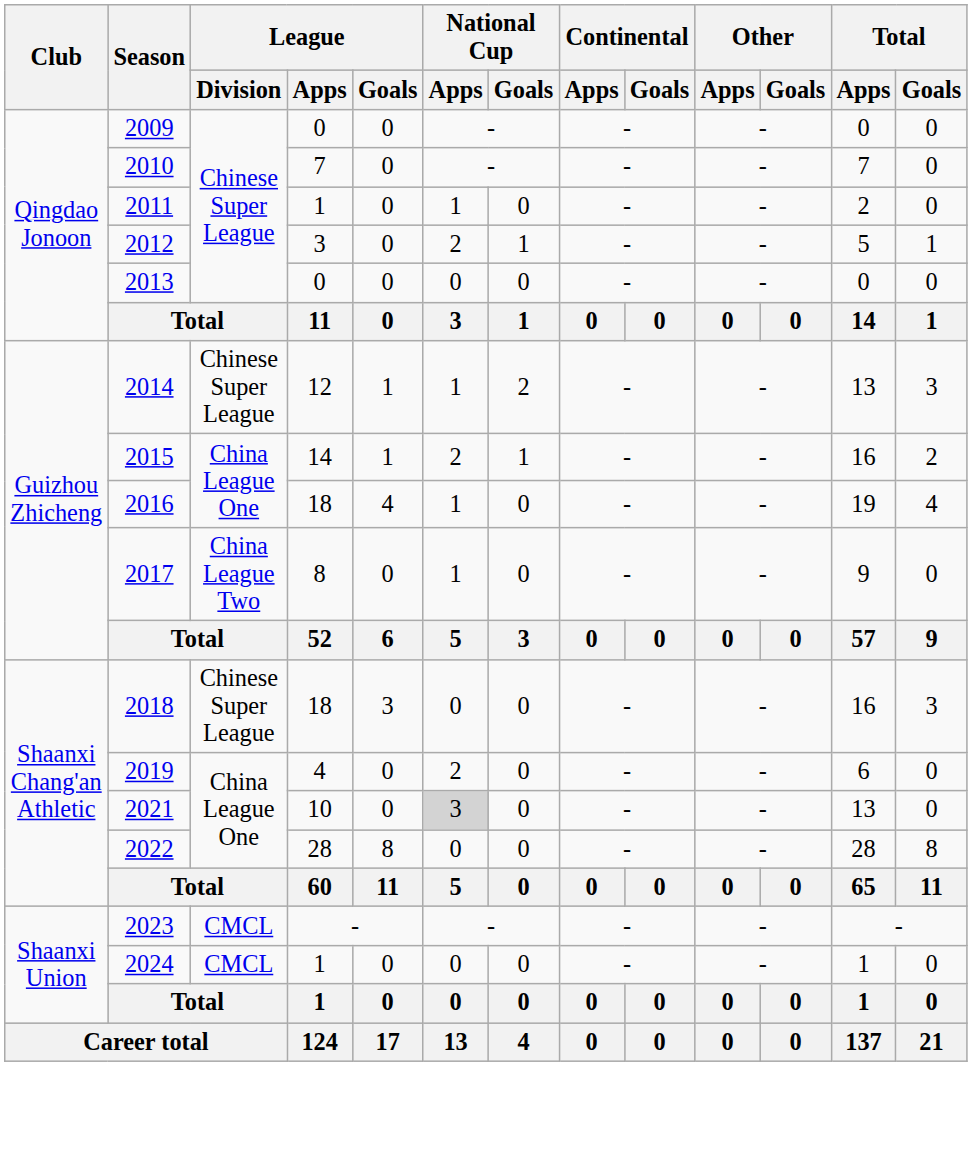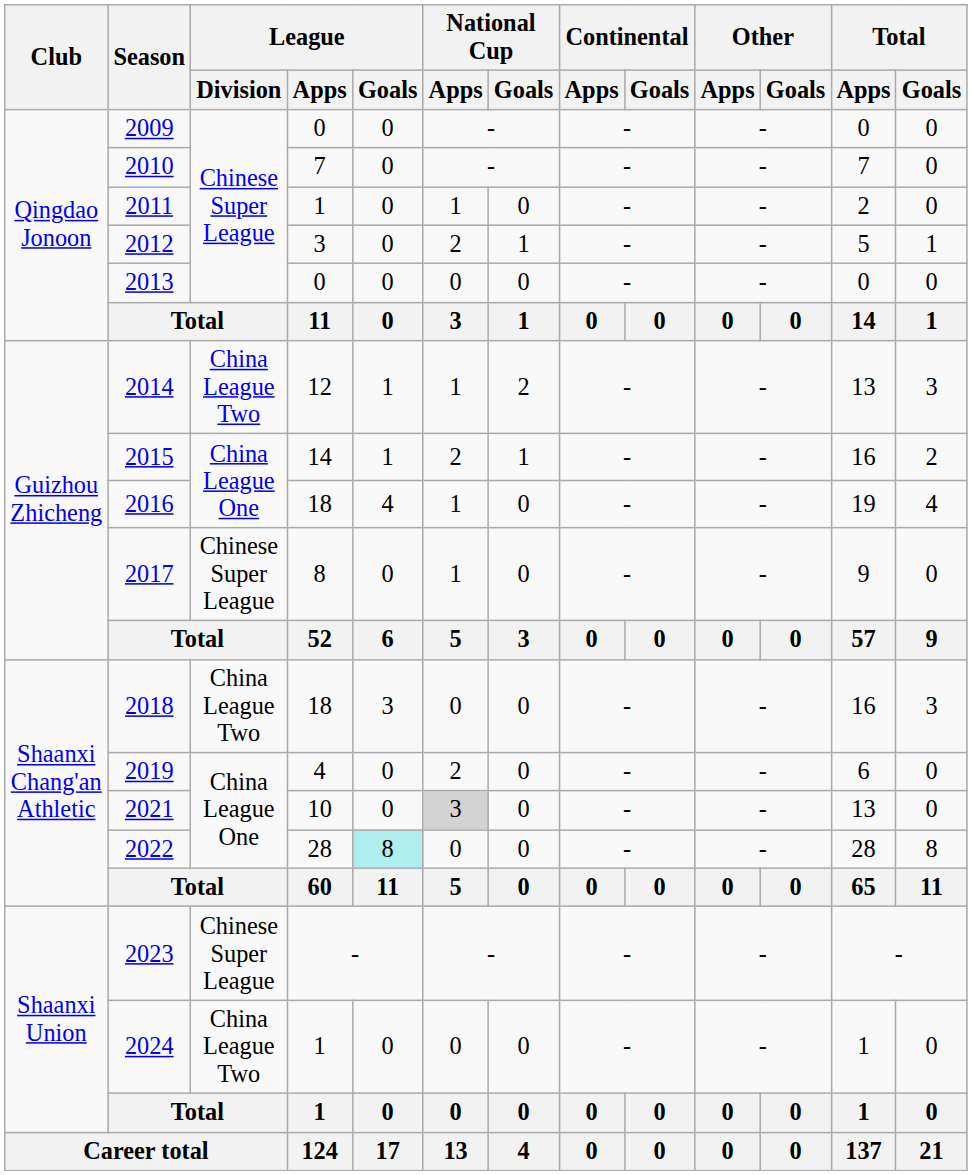(239, 387) Chinese Super League -> (239, 387) China League Two
(239, 573) China League Two -> (239, 573) Chinese Super League
(239, 705) Chinese Super League -> (239, 705) China League Two
(388, 848) no background -> (388, 848) paleturquoise background
(239, 925) CMCL -> (239, 953) Chinese Super League
(239, 964) CMCL -> (239, 1046) China League Two
